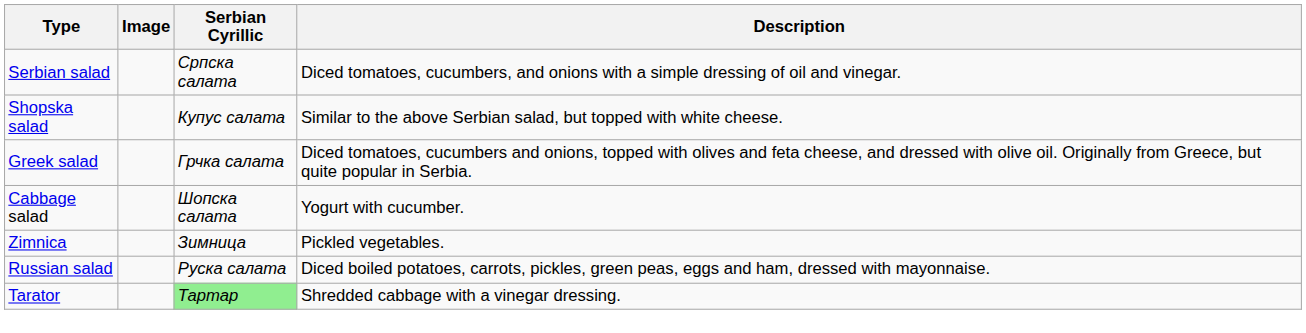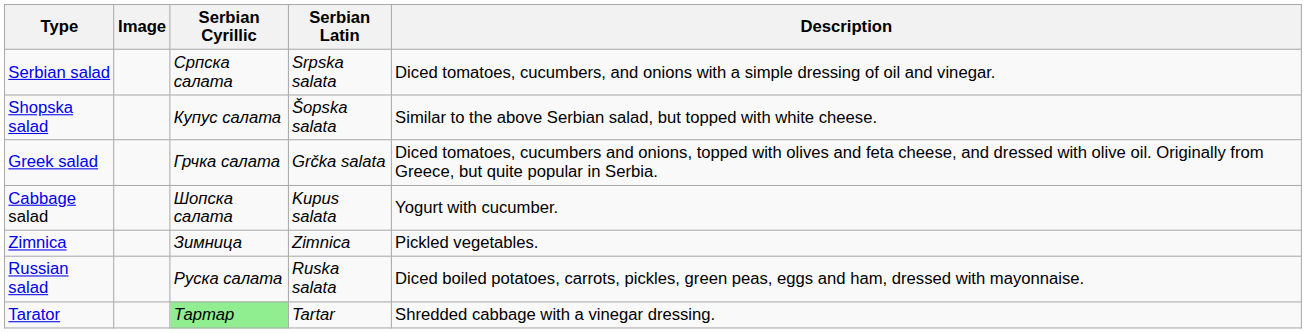+ column: (340, 27)
